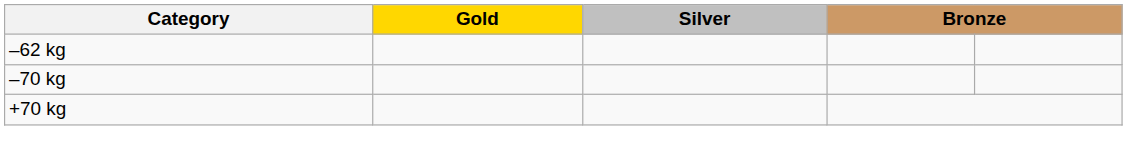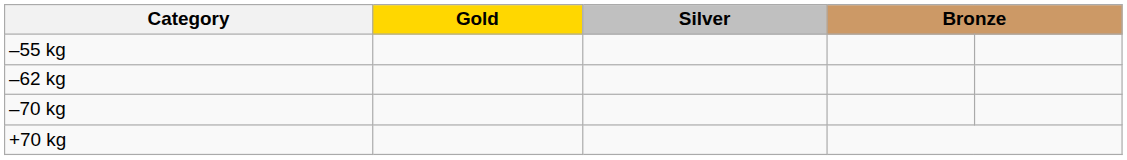+ row: (37, 49)
